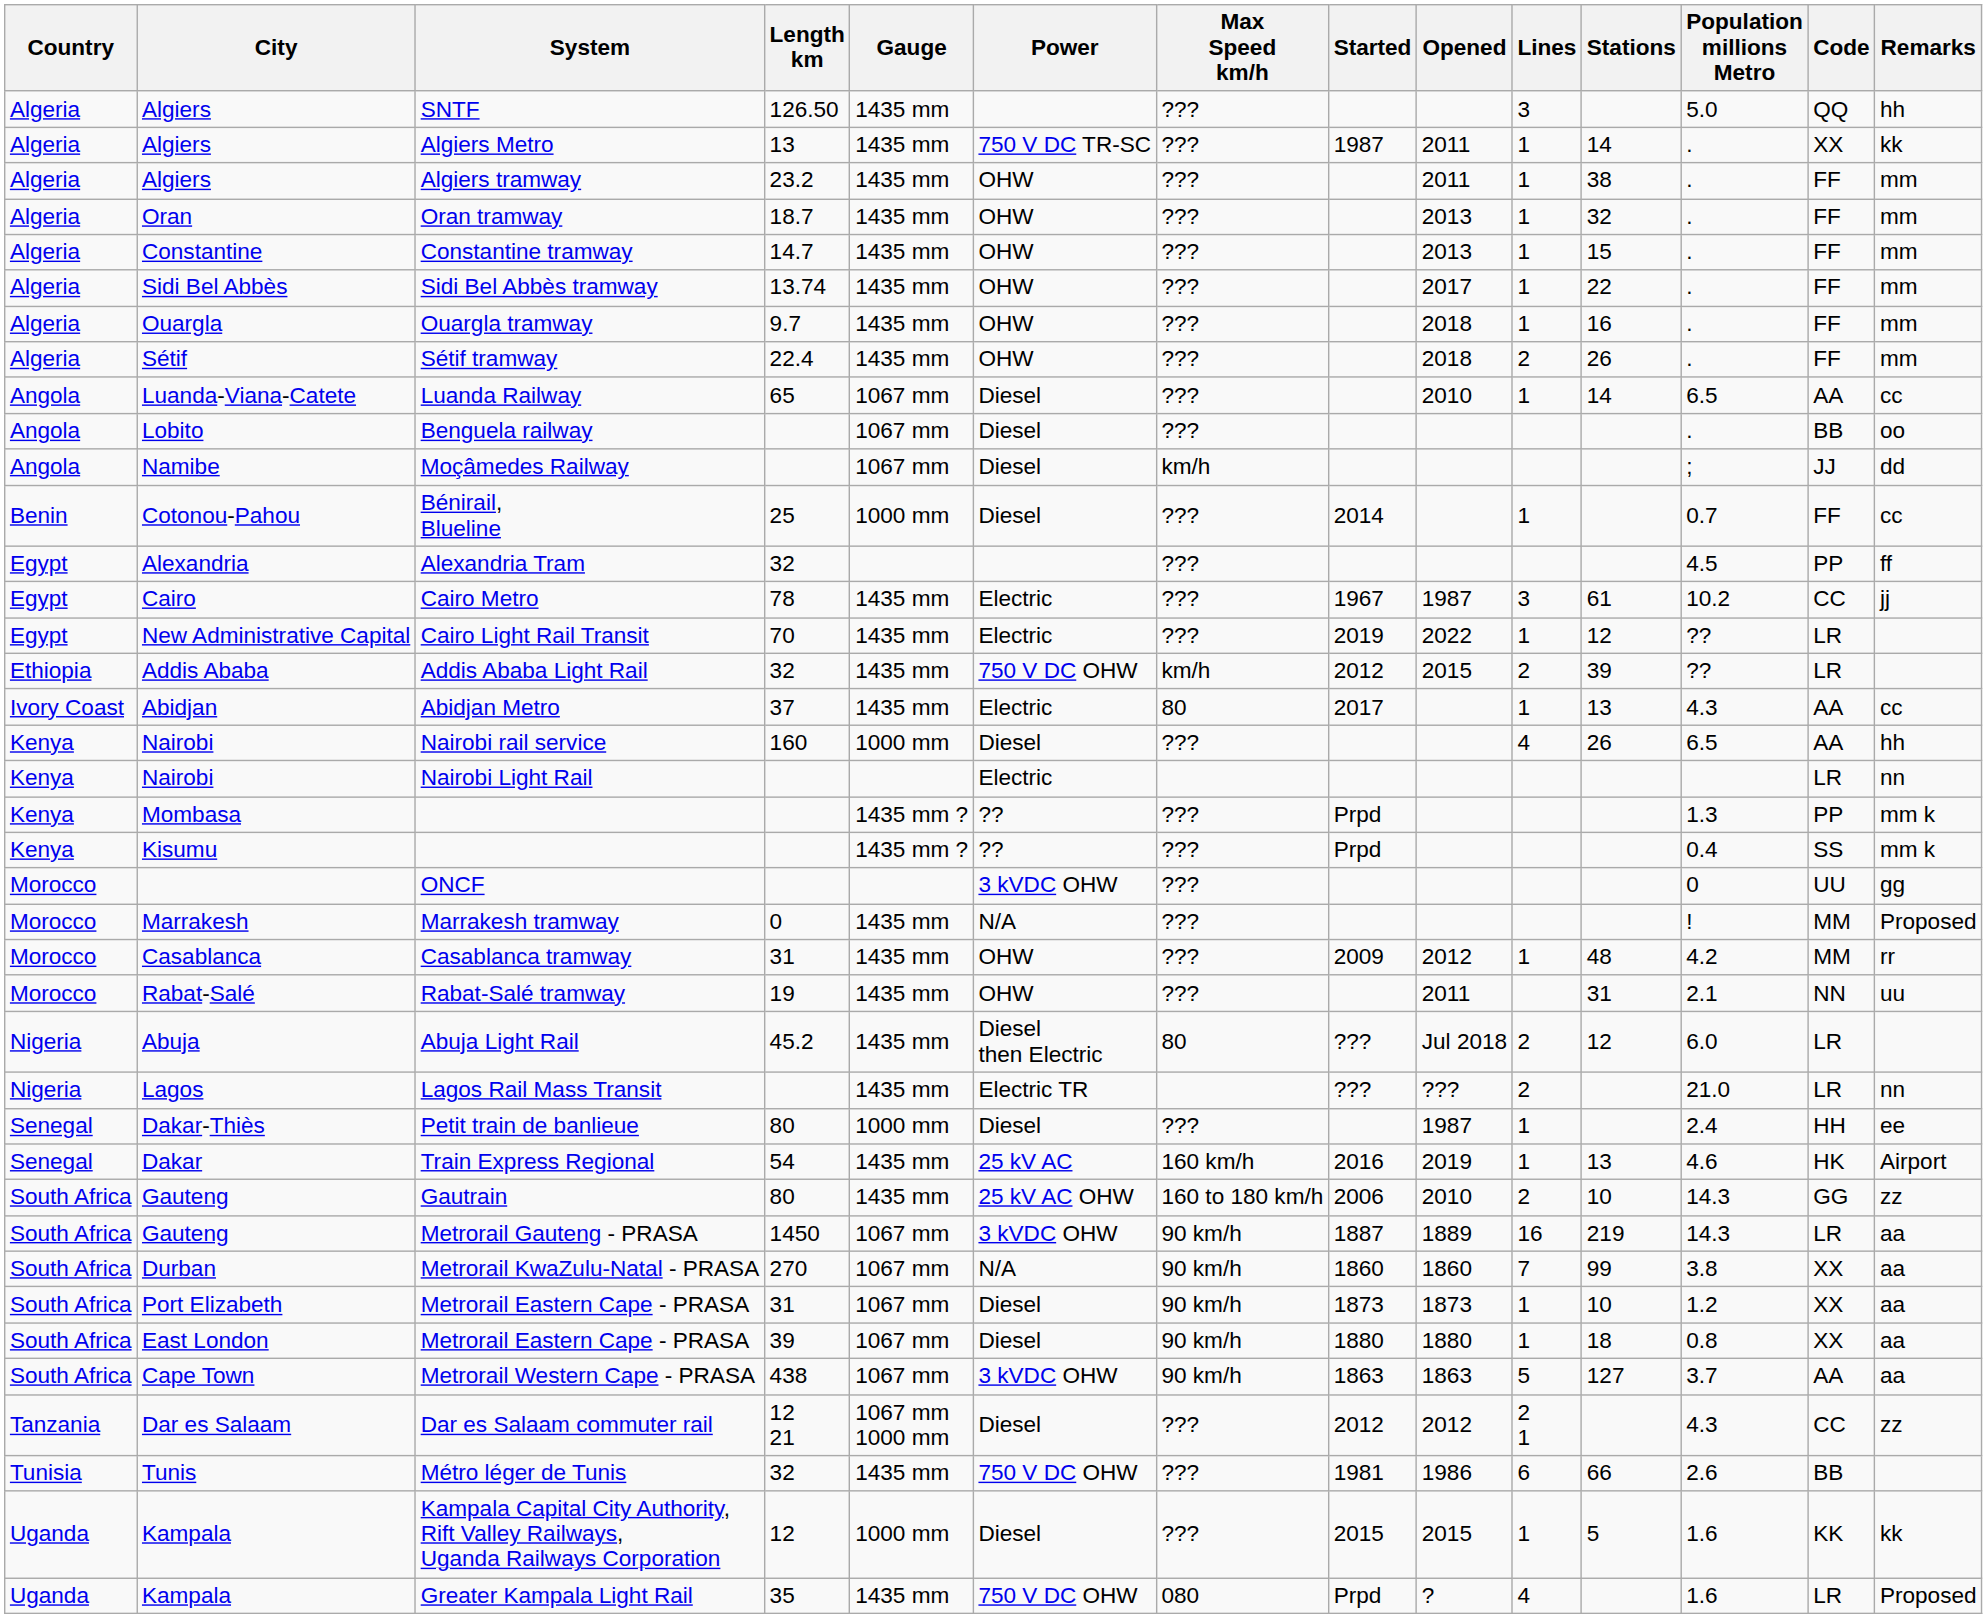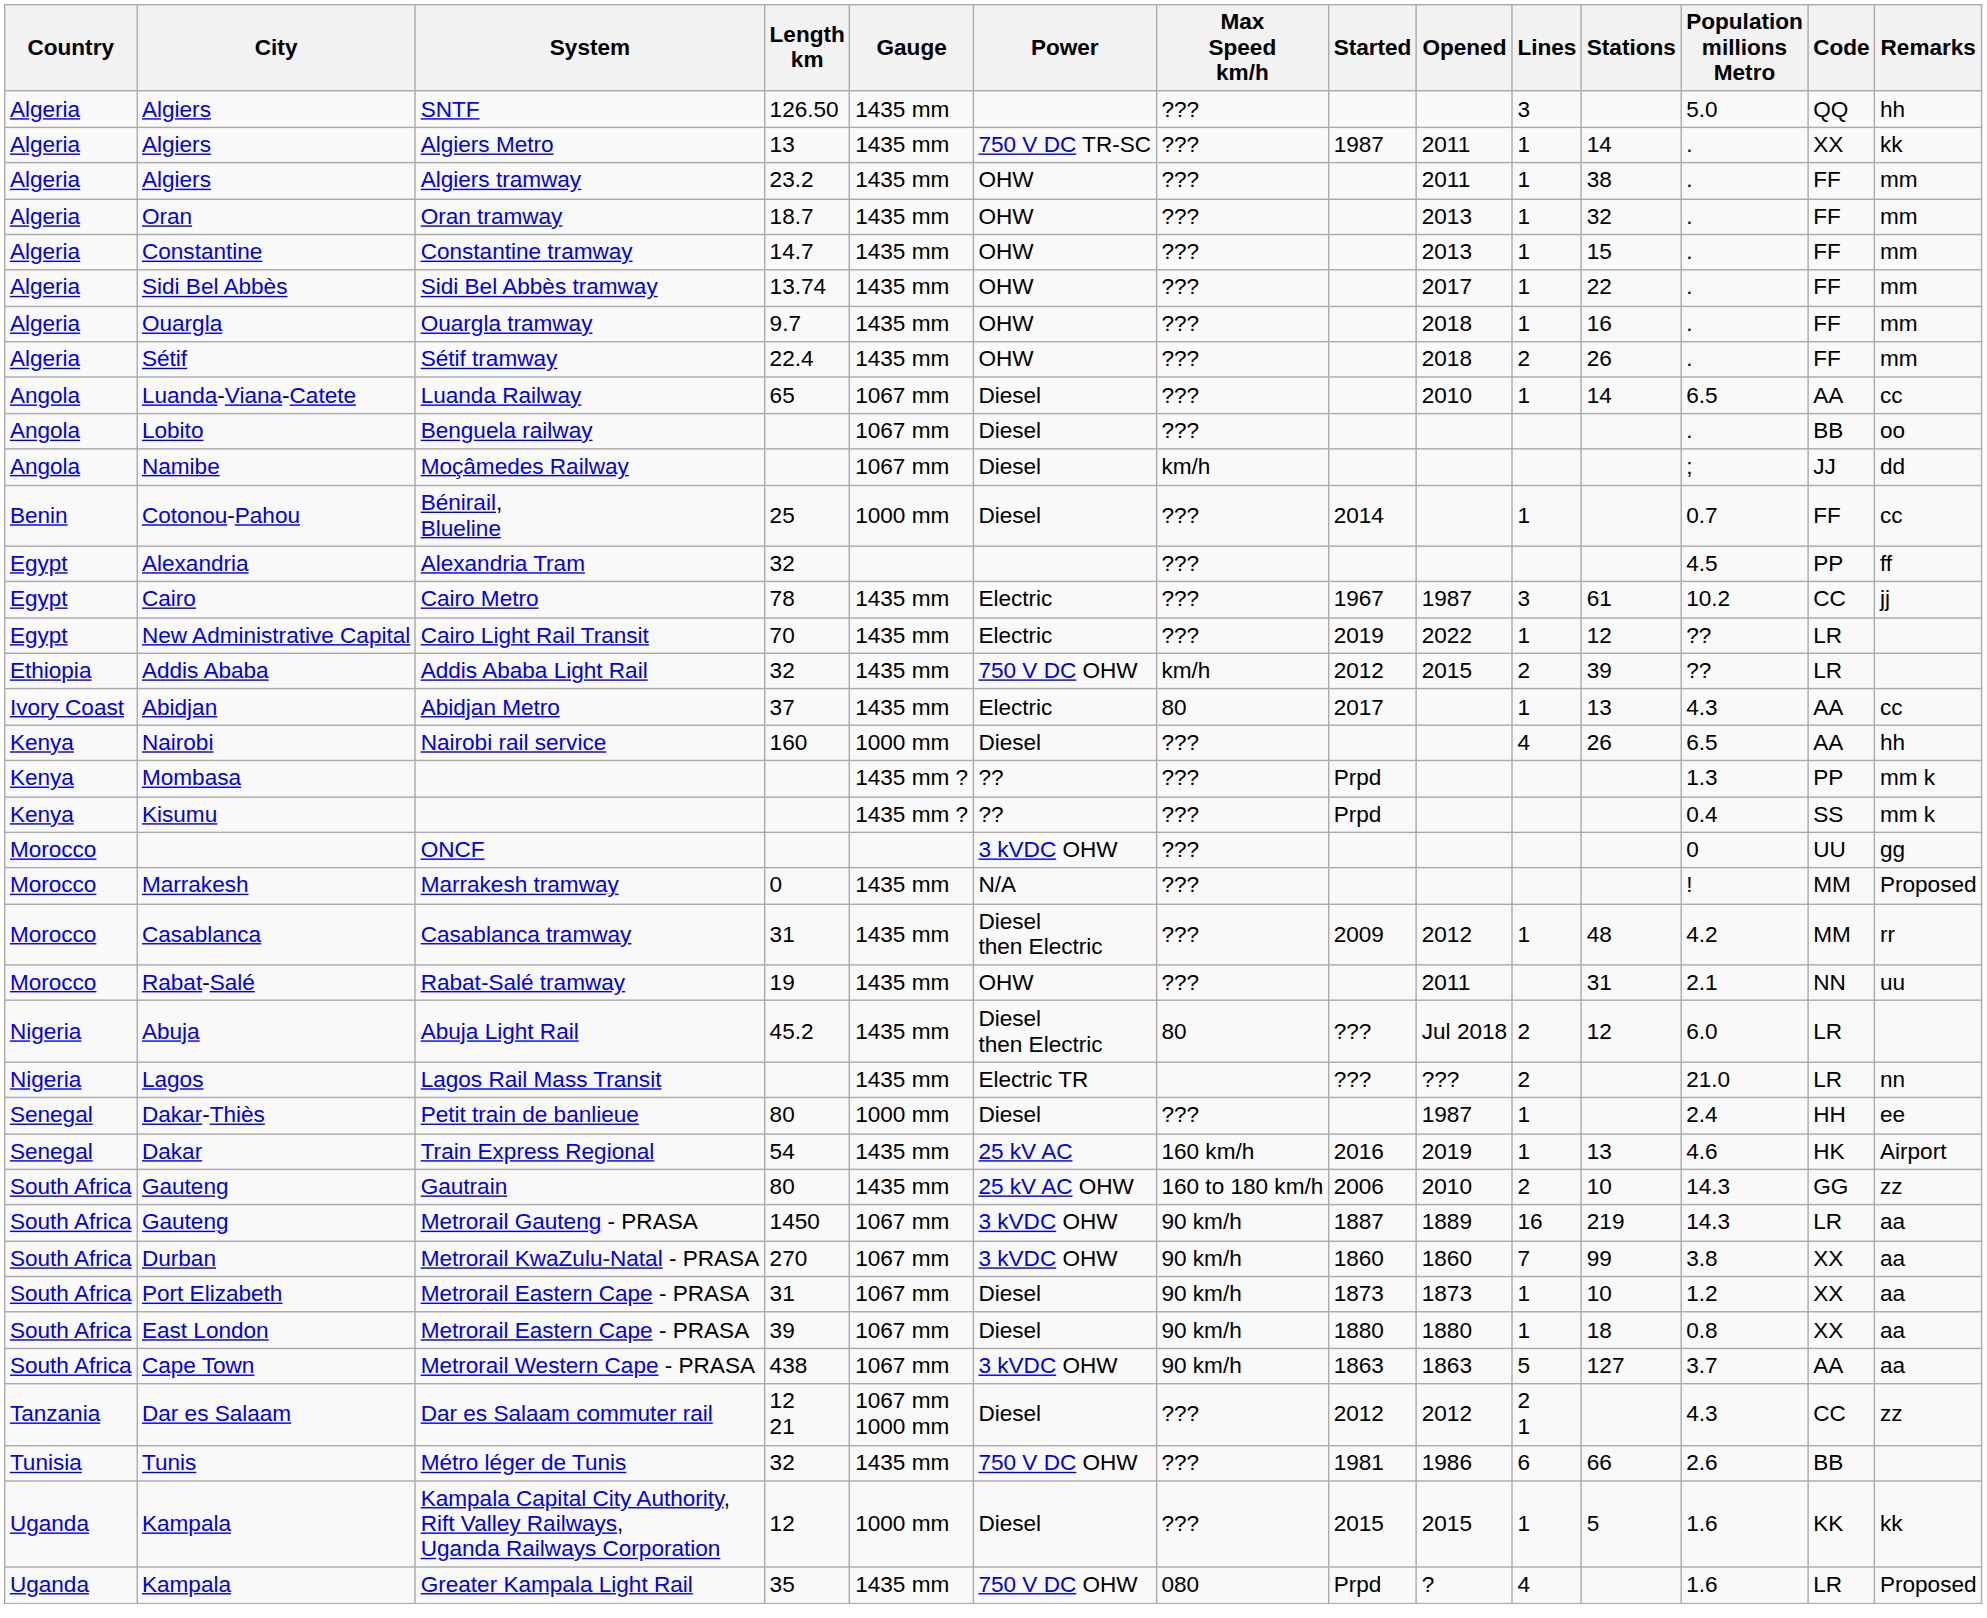- row: (178, 778)
(1006, 957) OHW -> (1041, 934) Diesel then Electric
(997, 1268) N/A -> (1048, 1258) 3 kVDC OHW
